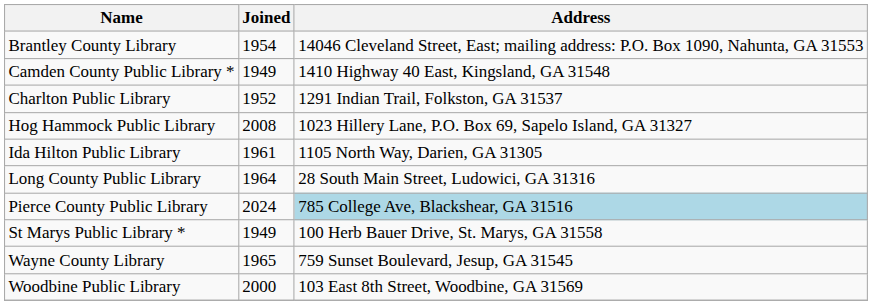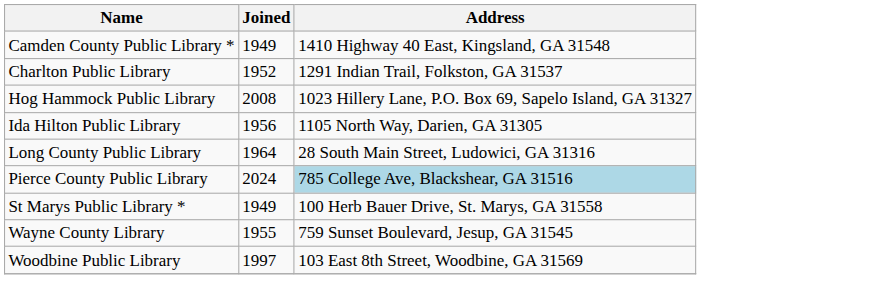- row: (92, 44)
(259, 152) 1961 -> (259, 125) 1956
(259, 260) 1965 -> (259, 233) 1955
(259, 286) 2000 -> (259, 260) 1997
